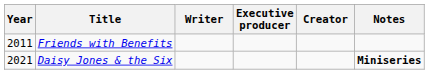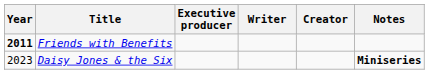columns swapped: (204, 19) <-> (265, 19)
(20, 43) normal -> (20, 43) bold
(20, 60) 2021 -> (20, 60) 2023
